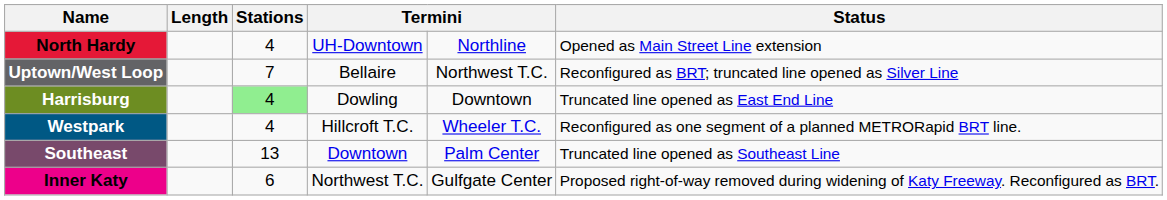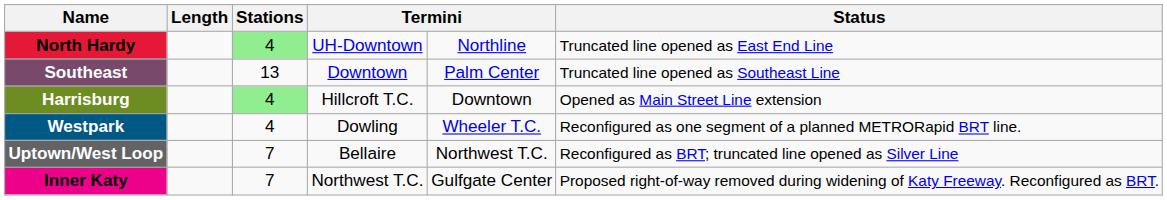(270, 45) no background -> (270, 45) lightgreen background
(691, 45) Opened as Main Street Line extension -> (696, 45) Truncated line opened as East End Line
rows swapped: (86, 153) <-> (86, 72)
(367, 99) Dowling -> (367, 99) Hillcroft T.C.
(696, 100) Truncated line opened as East End Line -> (691, 100) Opened as Main Street Line extension
(367, 126) Hillcroft T.C. -> (367, 126) Dowling
(270, 180) 6 -> (270, 180) 7
